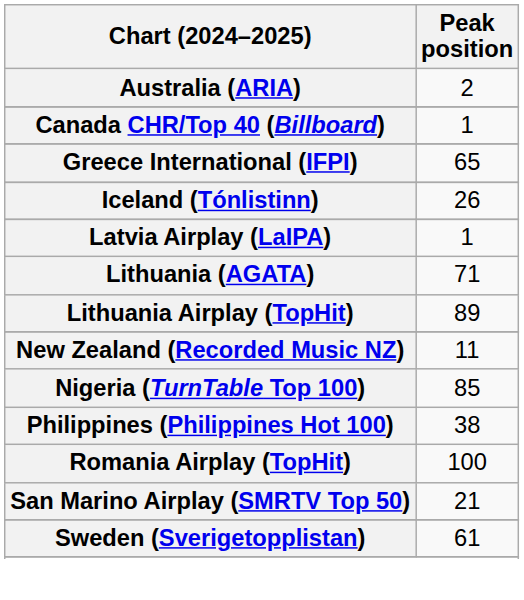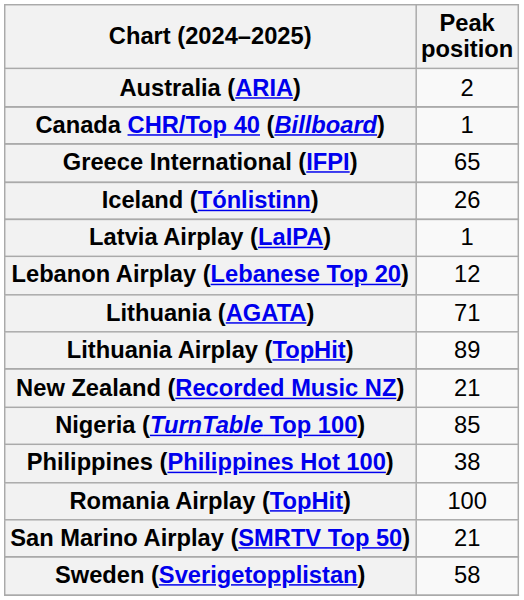+ row: (210, 275)
(467, 350) 11 -> (467, 387) 21
(467, 538) 61 -> (467, 575) 58
